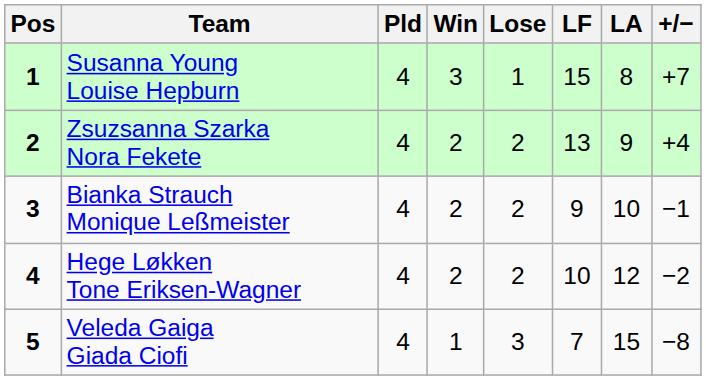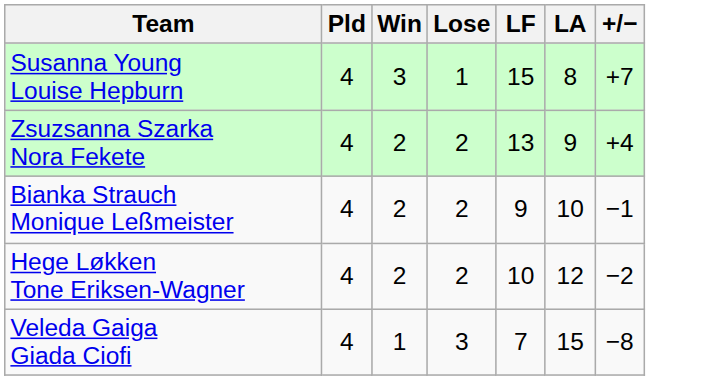- column: (33, 23)
